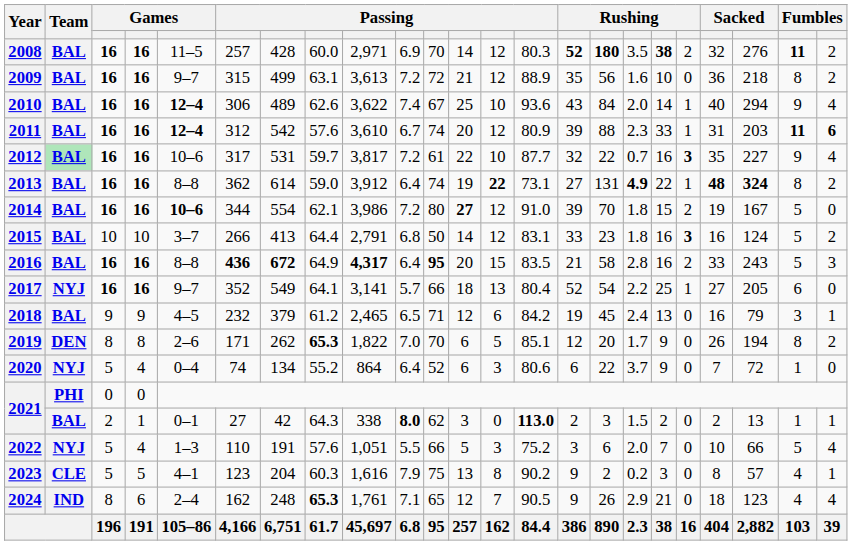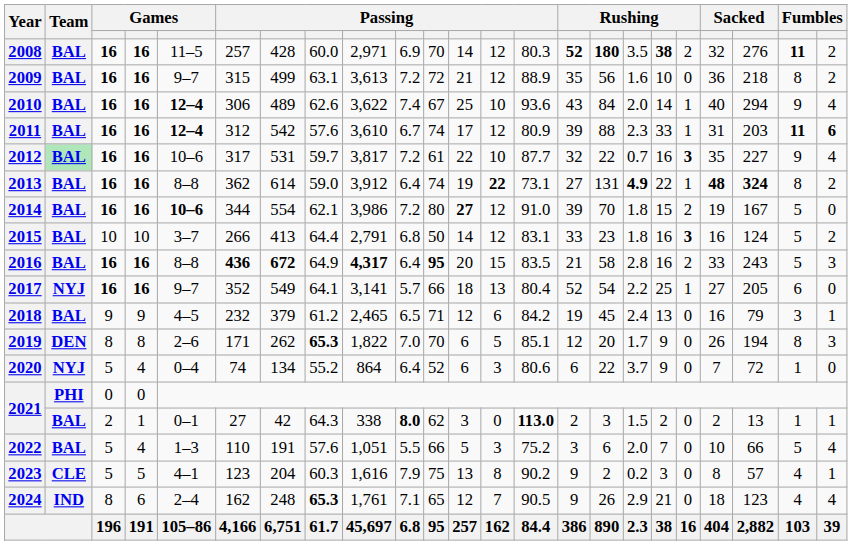(465, 130) 20 -> (465, 130) 17
(832, 342) 2 -> (832, 342) 3
(69, 447) NYJ -> (69, 447) BAL
